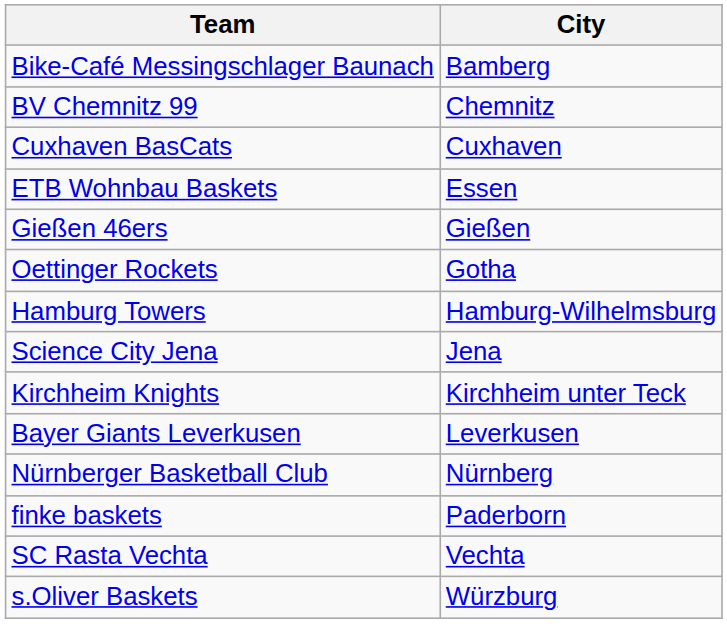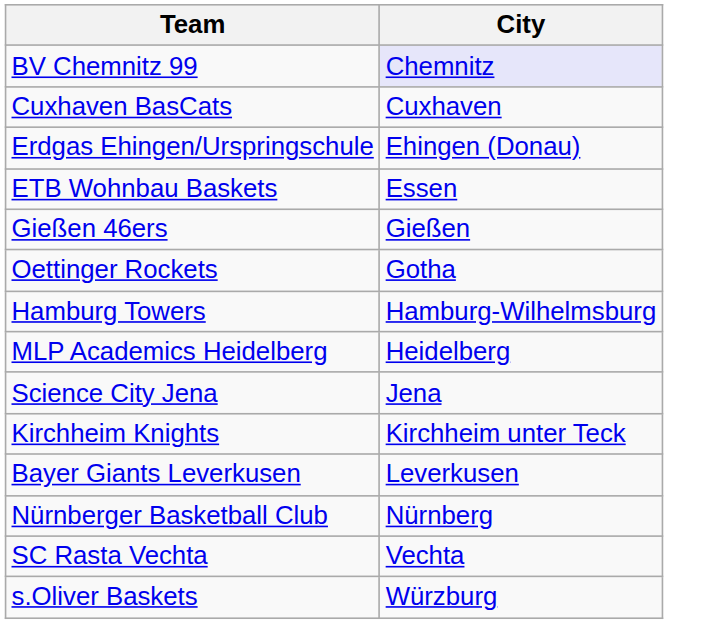- row: (223, 65)
(500, 106) no background -> (440, 65) lavender background
+ row: (193, 147)
+ row: (169, 351)
- row: (87, 515)
